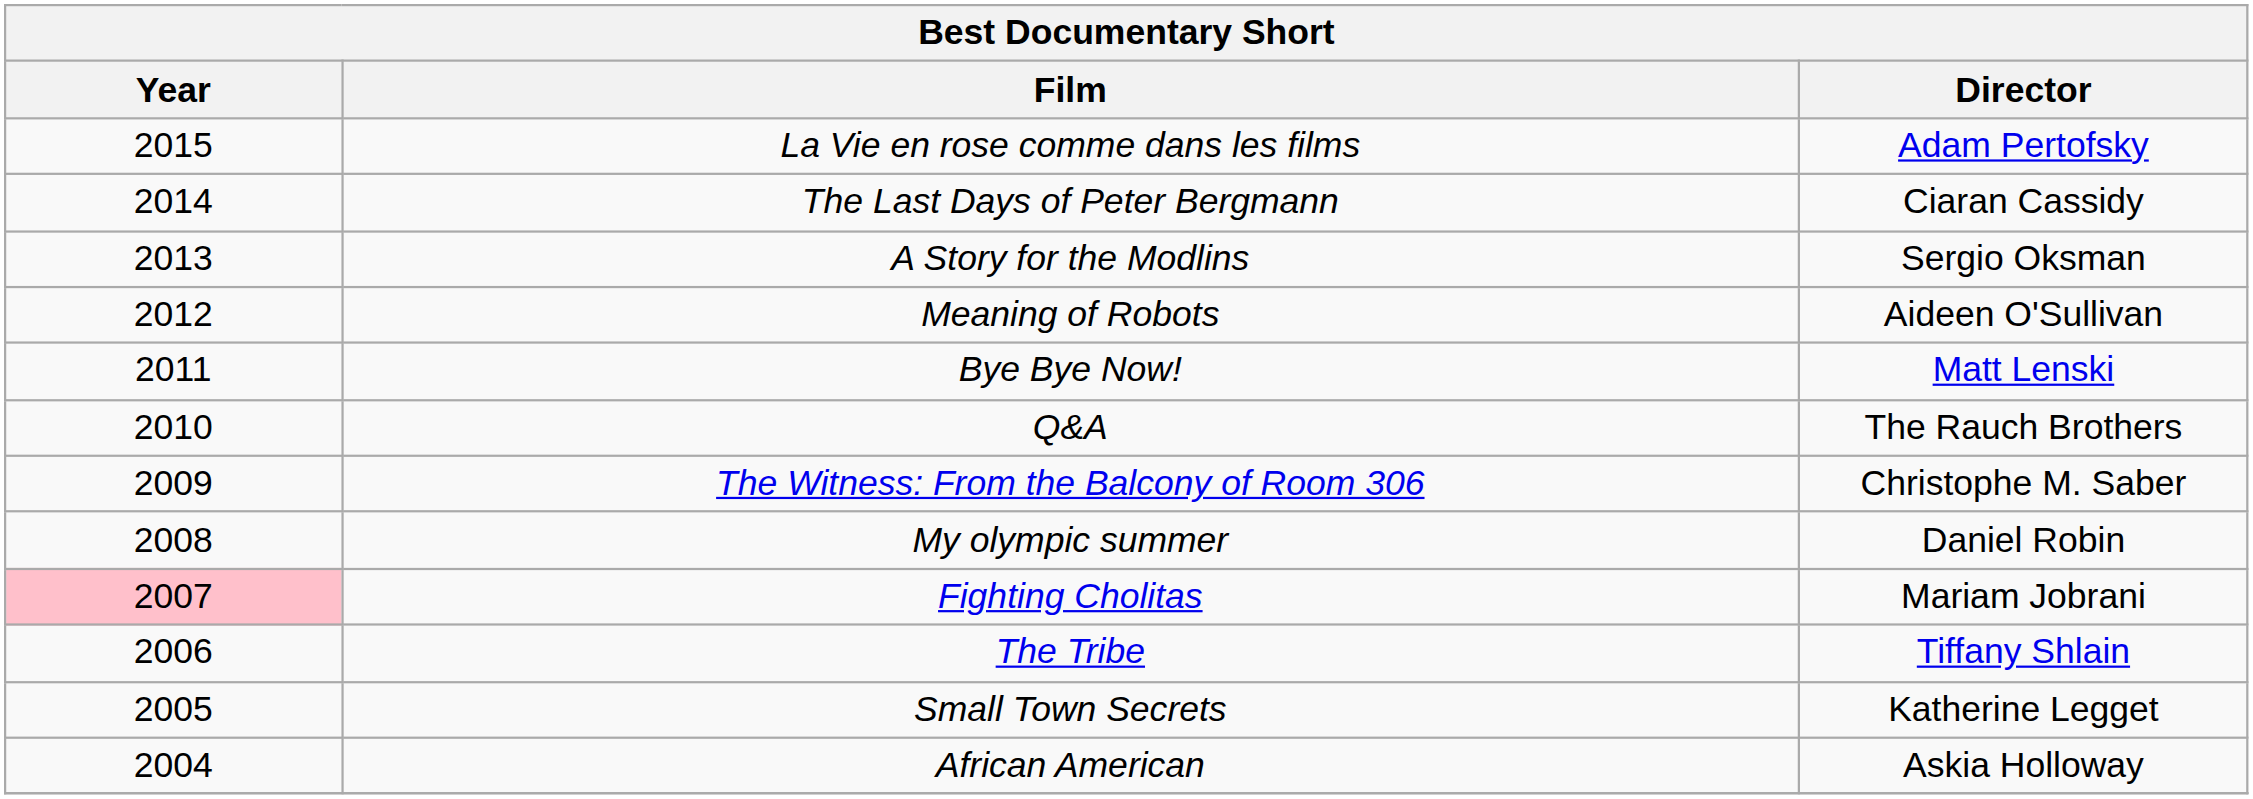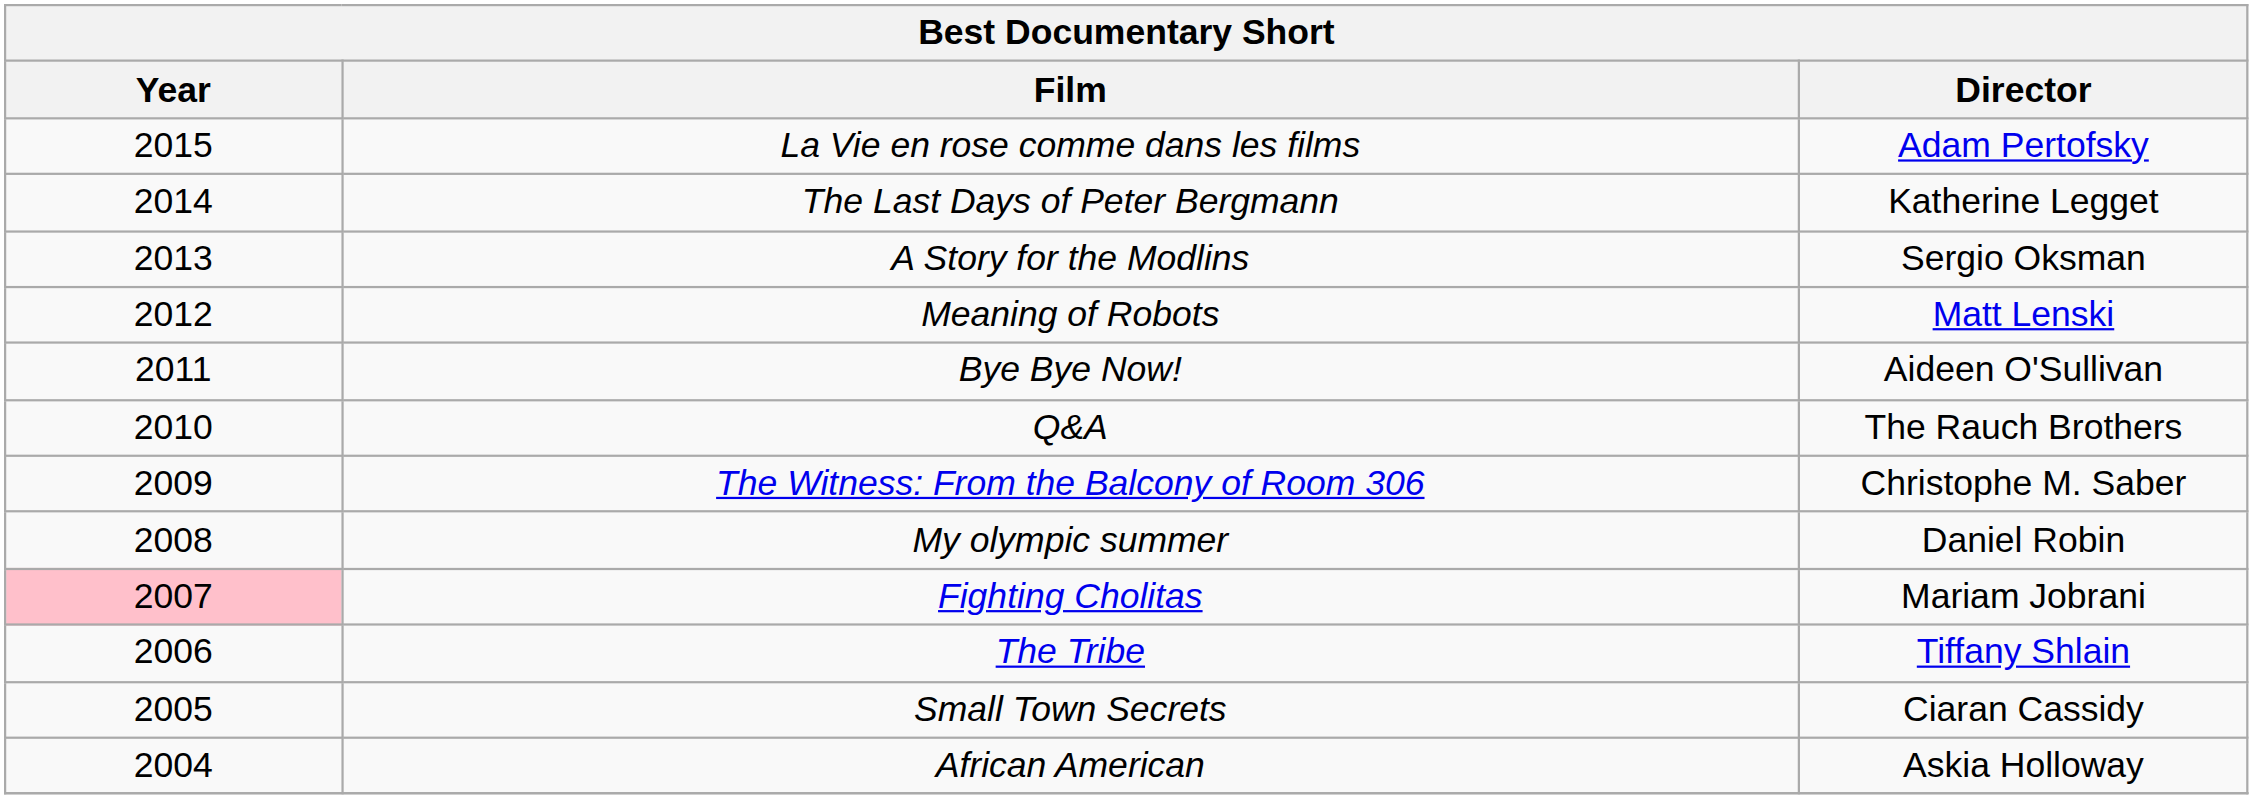(2023, 201) Ciaran Cassidy -> (2023, 201) Katherine Legget
(2023, 314) Aideen O'Sullivan -> (2023, 314) Matt Lenski
(2023, 370) Matt Lenski -> (2023, 370) Aideen O'Sullivan
(2023, 708) Katherine Legget -> (2023, 708) Ciaran Cassidy
